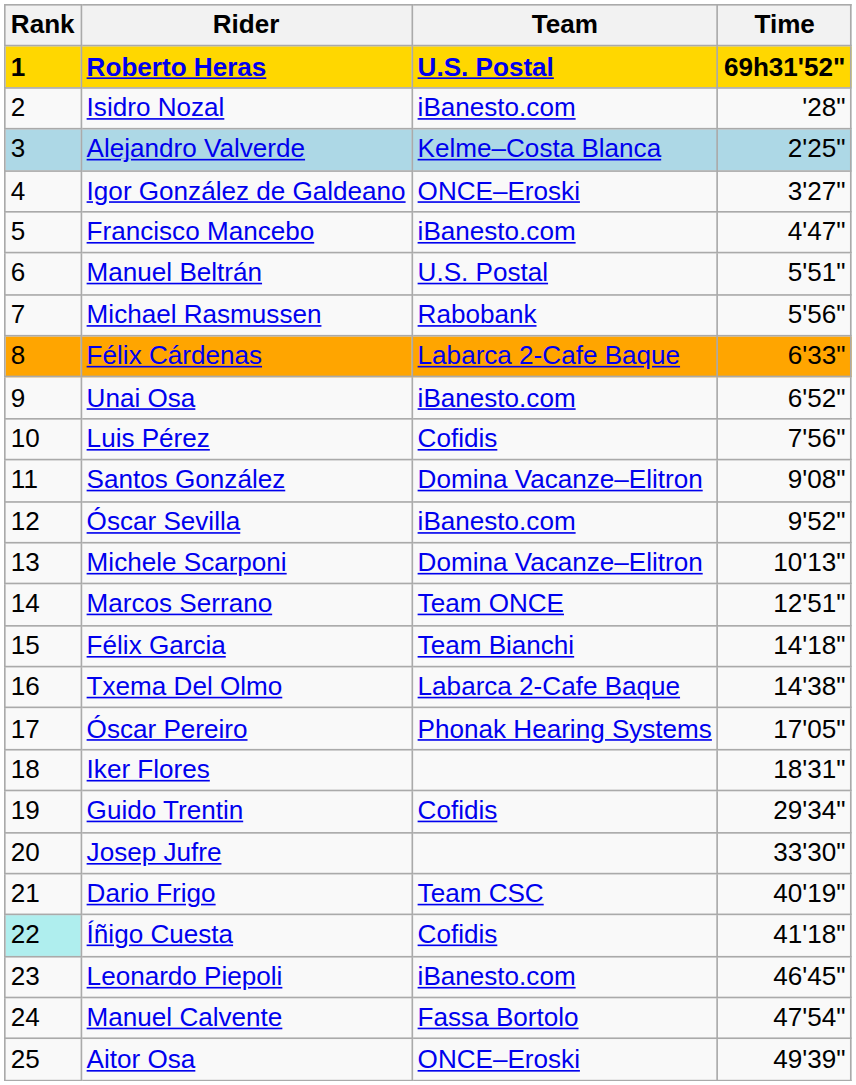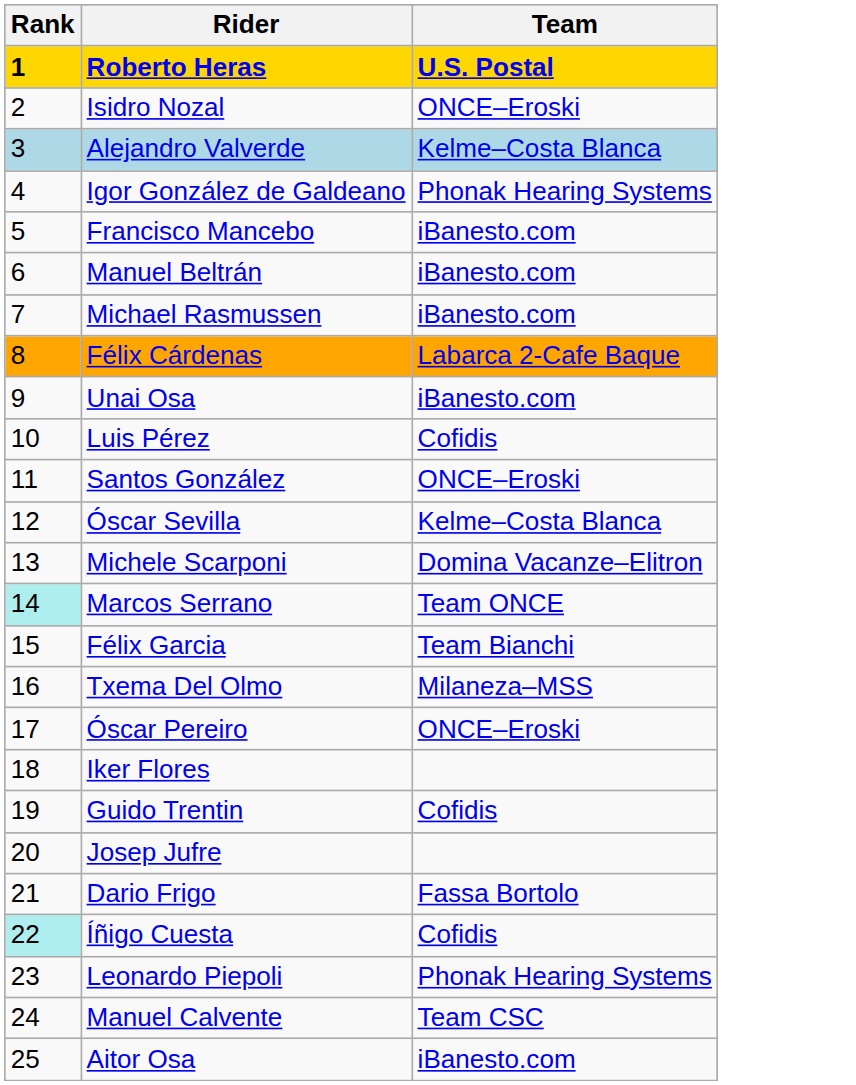- column: (785, 25)
(497, 107) iBanesto.com -> (499, 107) ONCE–Eroski
(499, 190) ONCE–Eroski -> (565, 190) Phonak Hearing Systems
(483, 273) U.S. Postal -> (497, 273) iBanesto.com
(477, 314) Rabobank -> (497, 314) iBanesto.com
(560, 480) Domina Vacanze–Elitron -> (499, 480) ONCE–Eroski
(497, 521) iBanesto.com -> (539, 521) Kelme–Costa Blanca
(25, 604) no background -> (25, 604) paleturquoise background
(549, 686) Labarca 2-Cafe Baque -> (505, 686) Milaneza–MSS
(565, 728) Phonak Hearing Systems -> (499, 728) ONCE–Eroski
(481, 893) Team CSC -> (498, 893) Fassa Bortolo
(497, 976) iBanesto.com -> (565, 976) Phonak Hearing Systems
(498, 1017) Fassa Bortolo -> (481, 1017) Team CSC
(499, 1059) ONCE–Eroski -> (497, 1059) iBanesto.com
